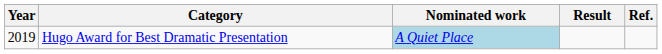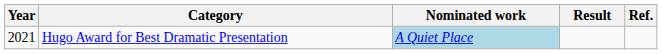(22, 37) 2019 -> (22, 37) 2021
